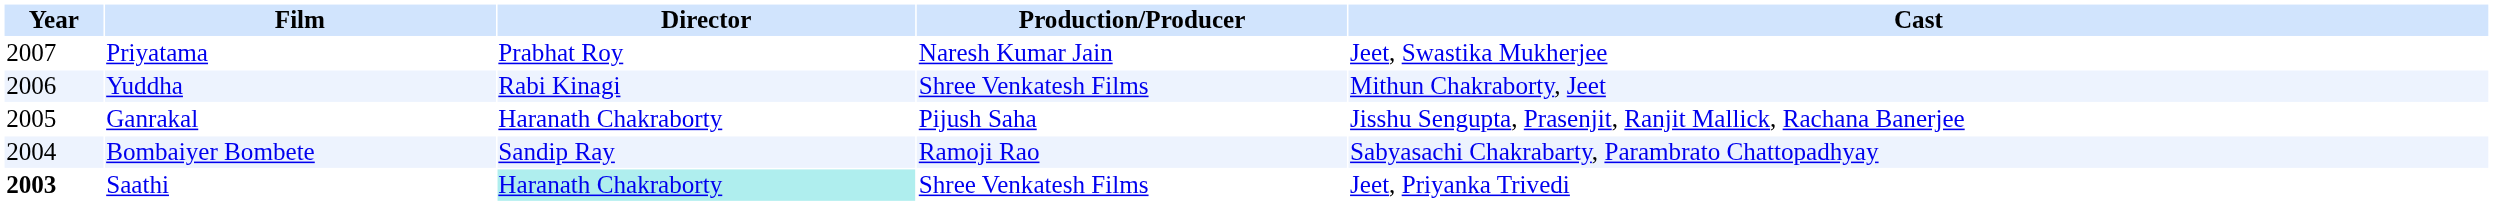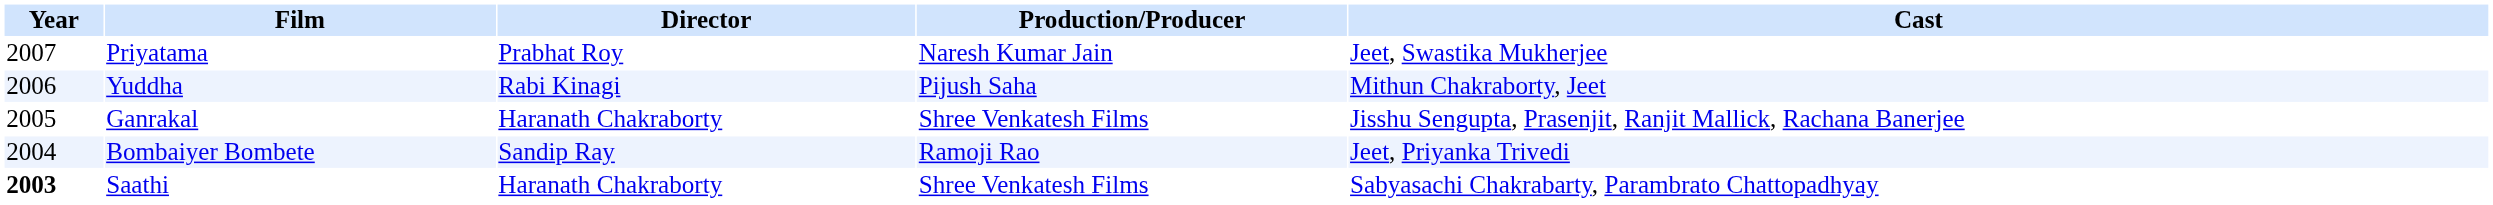(1034, 85) Shree Venkatesh Films -> (978, 85) Pijush Saha
(978, 118) Pijush Saha -> (1034, 118) Shree Venkatesh Films
(1614, 151) Sabyasachi Chakrabarty, Parambrato Chattopadhyay -> (1460, 151) Jeet, Priyanka Trivedi
(610, 184) paleturquoise background -> (610, 184) no background
(1460, 184) Jeet, Priyanka Trivedi -> (1614, 184) Sabyasachi Chakrabarty, Parambrato Chattopadhyay
